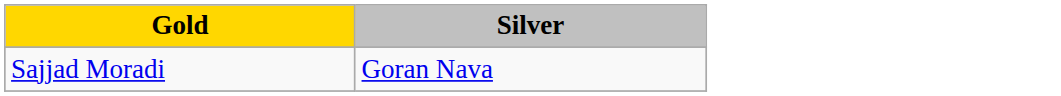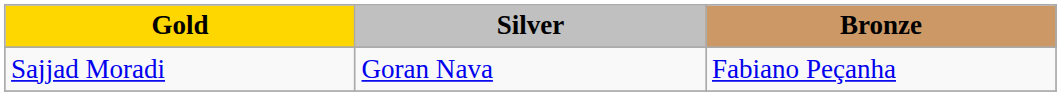+ column: (881, 25)
